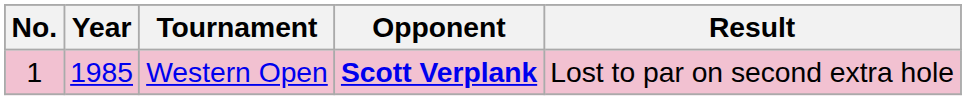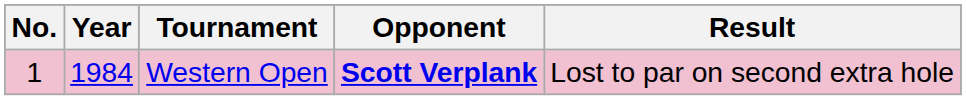(102, 72) 1985 -> (102, 72) 1984
